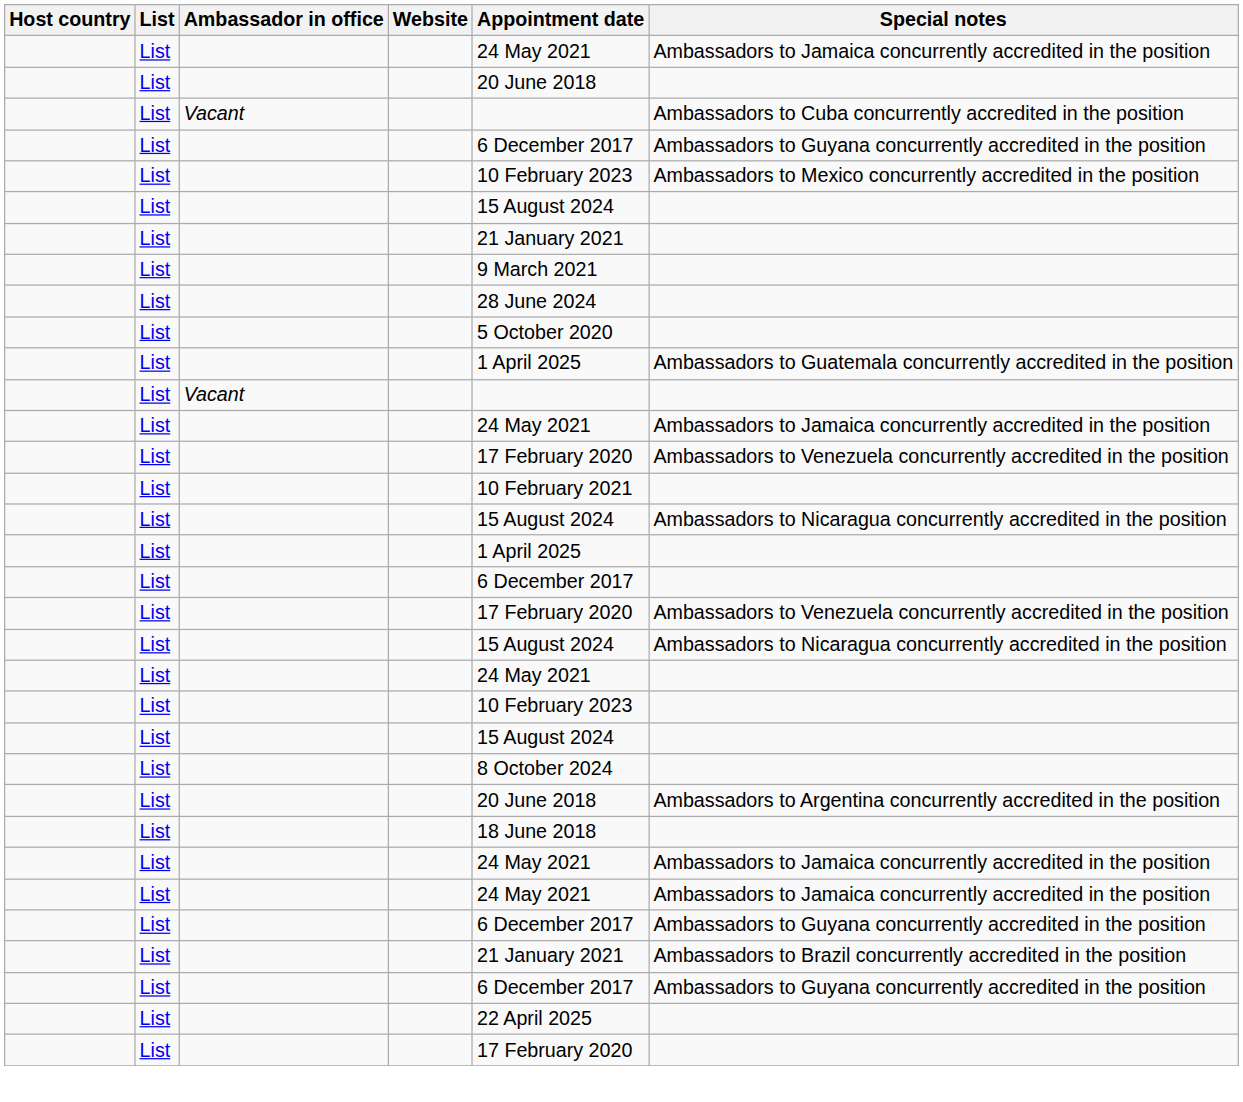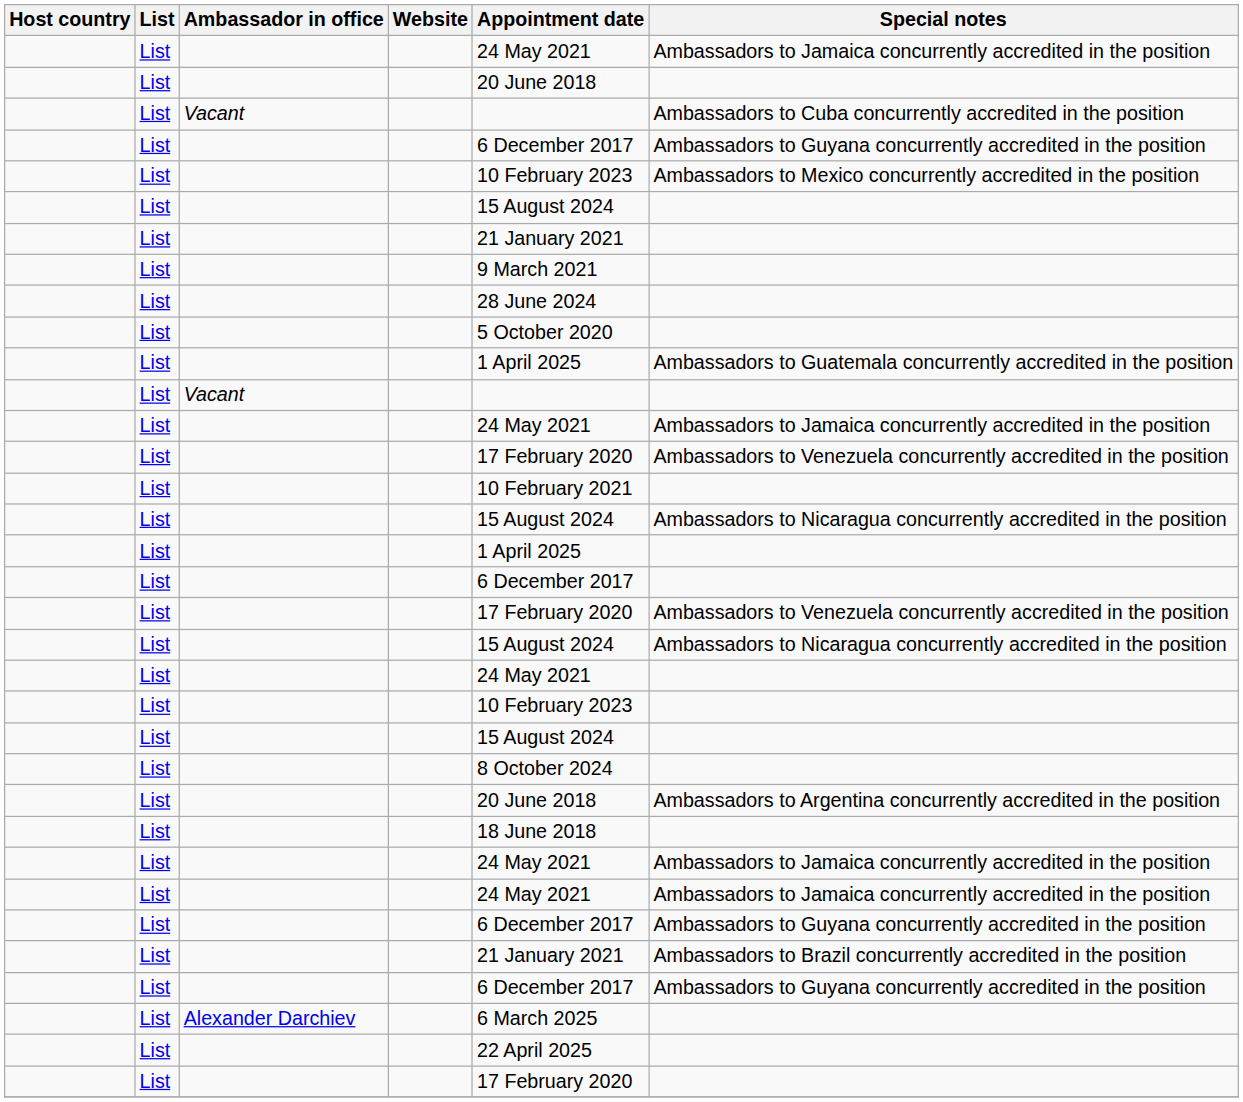+ row: (70, 1019)
